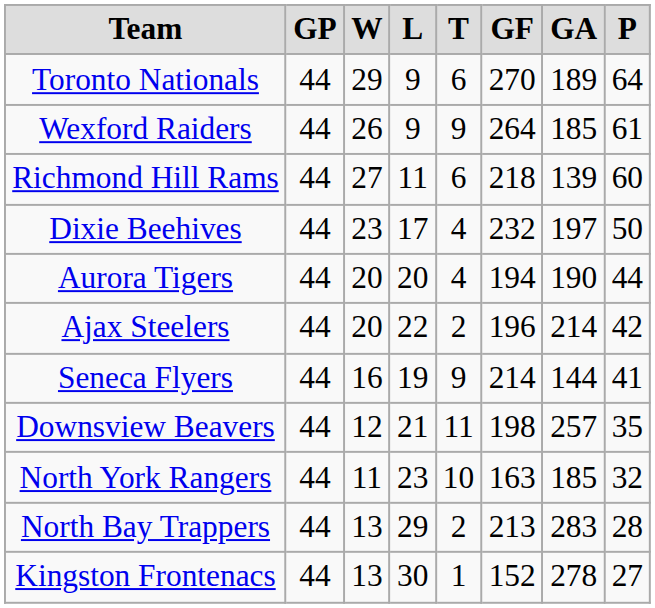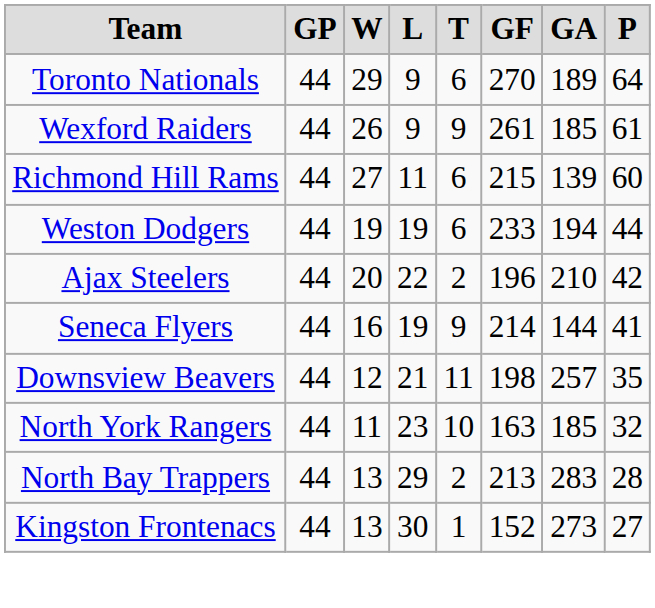(512, 128) 264 -> (512, 128) 261
(512, 178) 218 -> (512, 178) 215
- row: (145, 228)
- row: (145, 278)
+ row: (145, 228)
(574, 327) 214 -> (574, 278) 210
(574, 576) 278 -> (574, 526) 273
